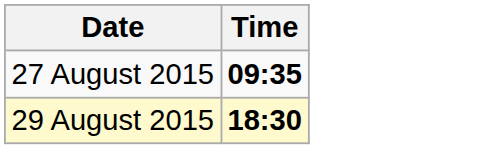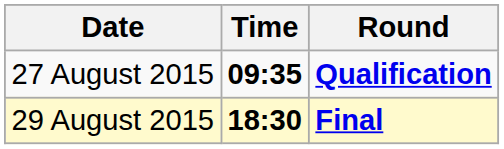+ column: (404, 27)
